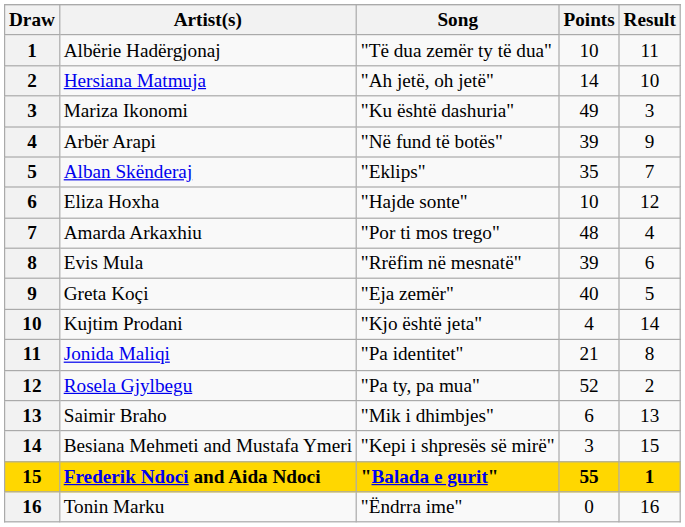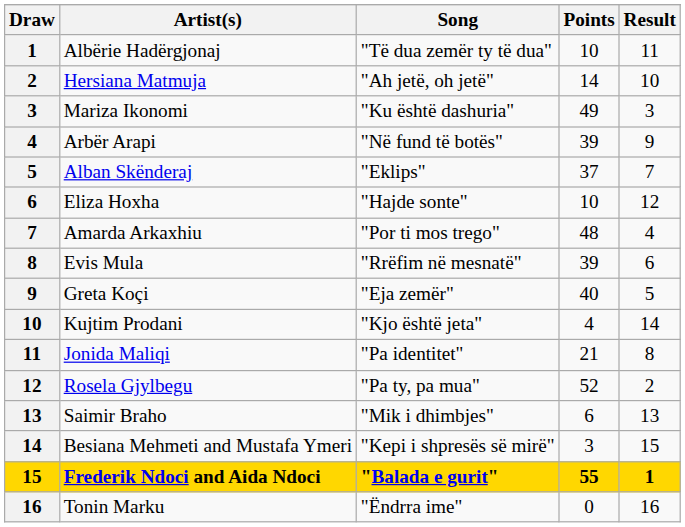(589, 171) 35 -> (589, 171) 37
